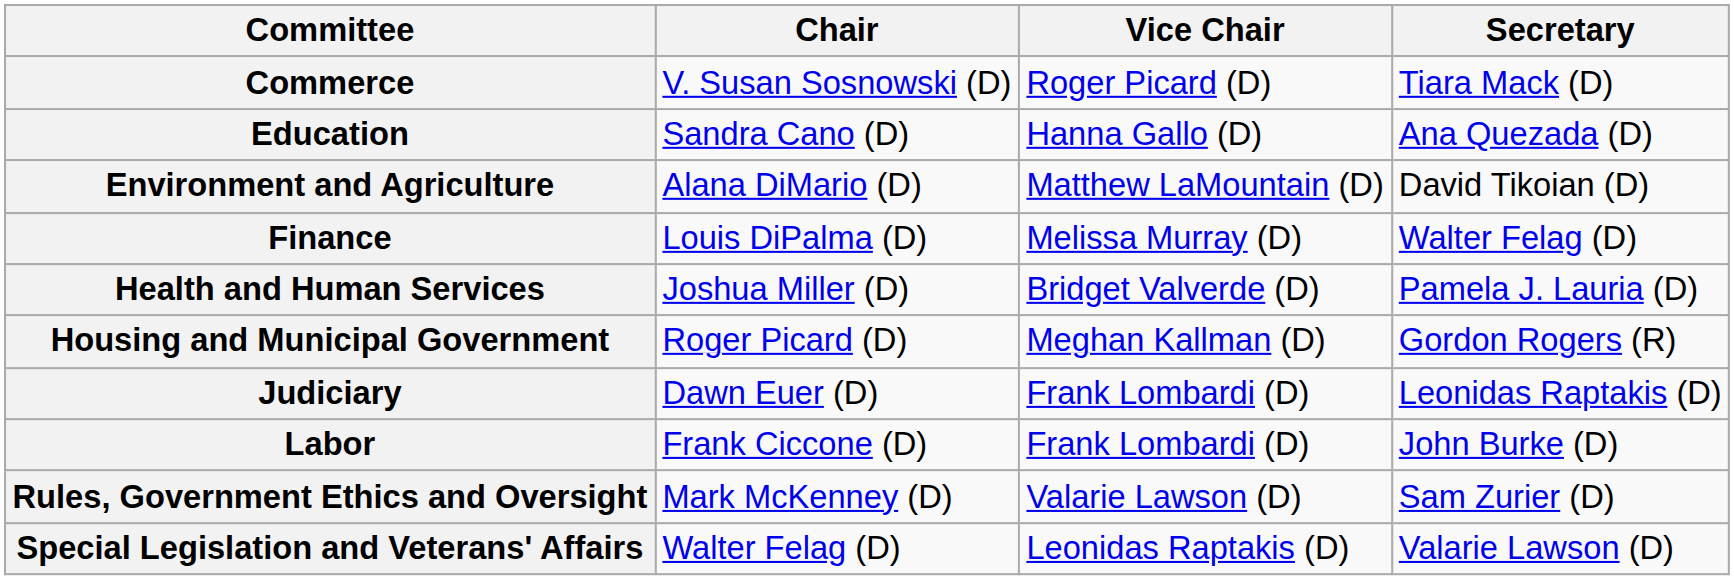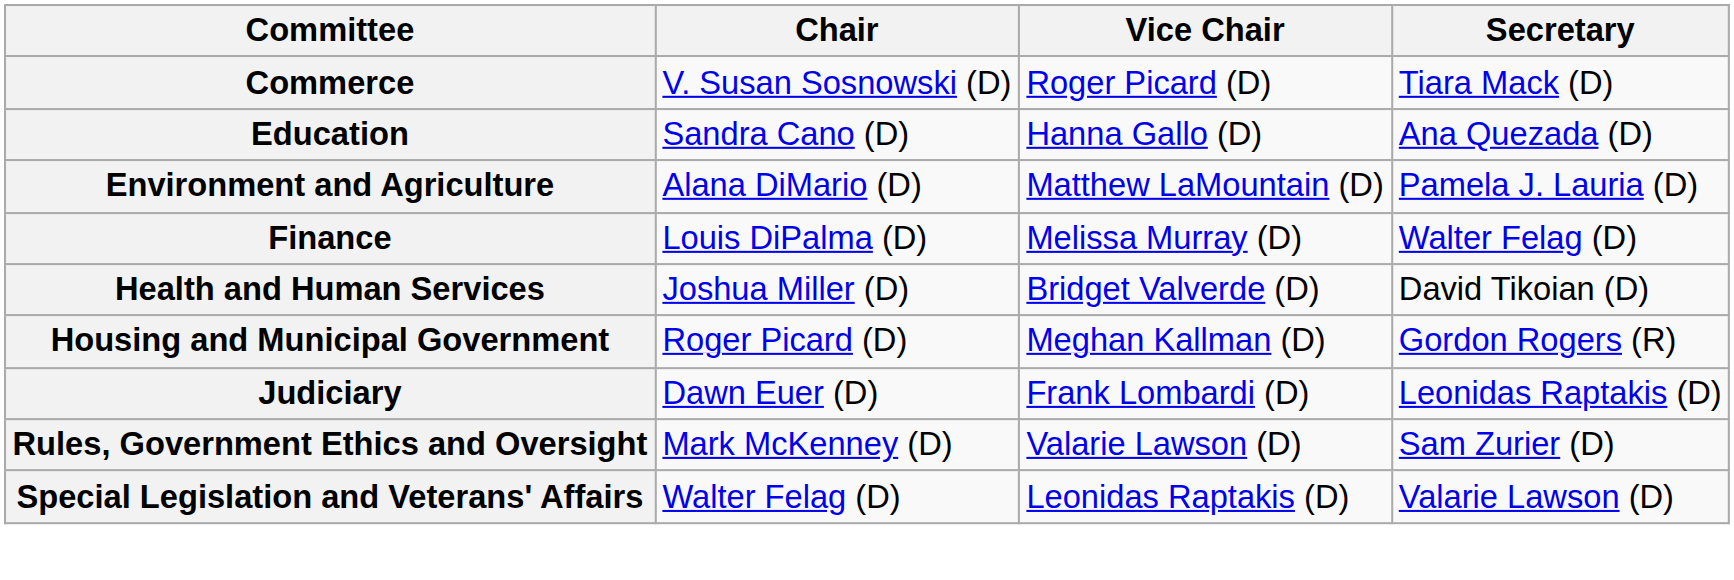(1524, 185) David Tikoian (D) -> (1548, 185) Pamela J. Lauria (D)
(1548, 289) Pamela J. Lauria (D) -> (1524, 289) David Tikoian (D)
- row: (330, 444)
